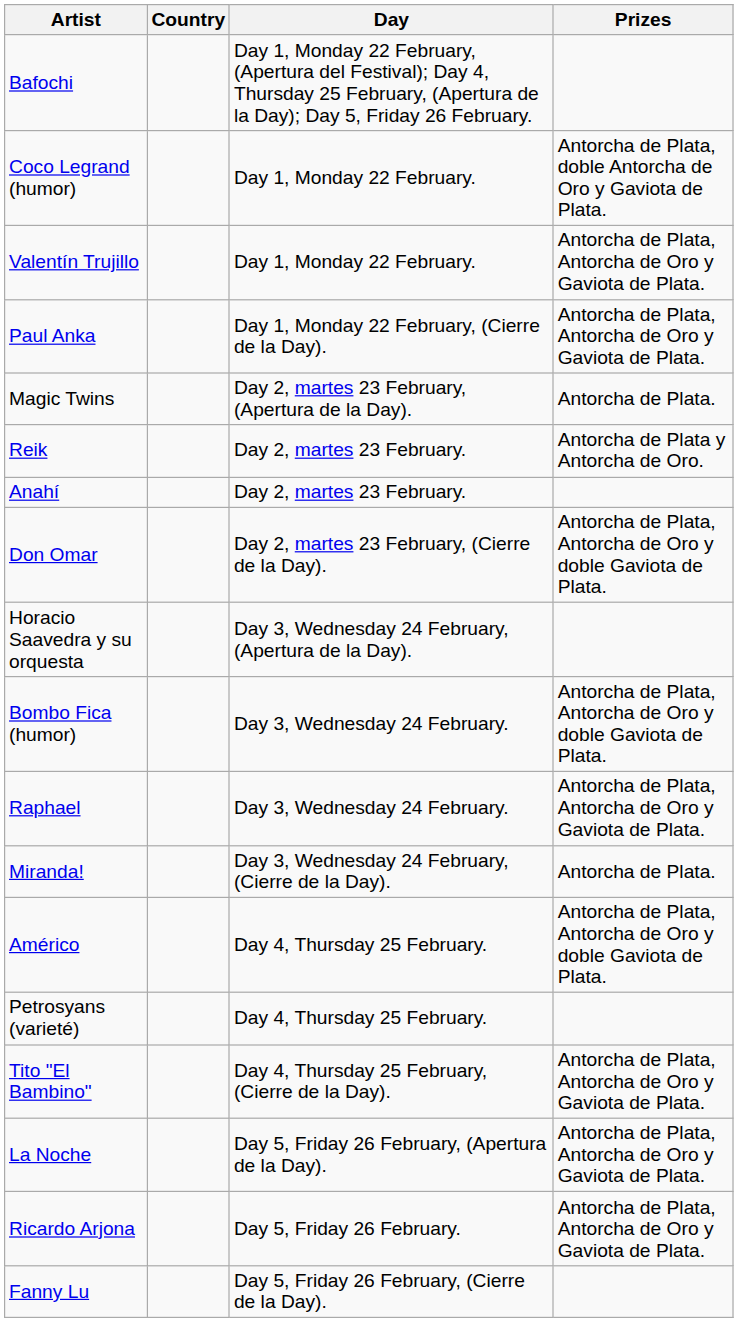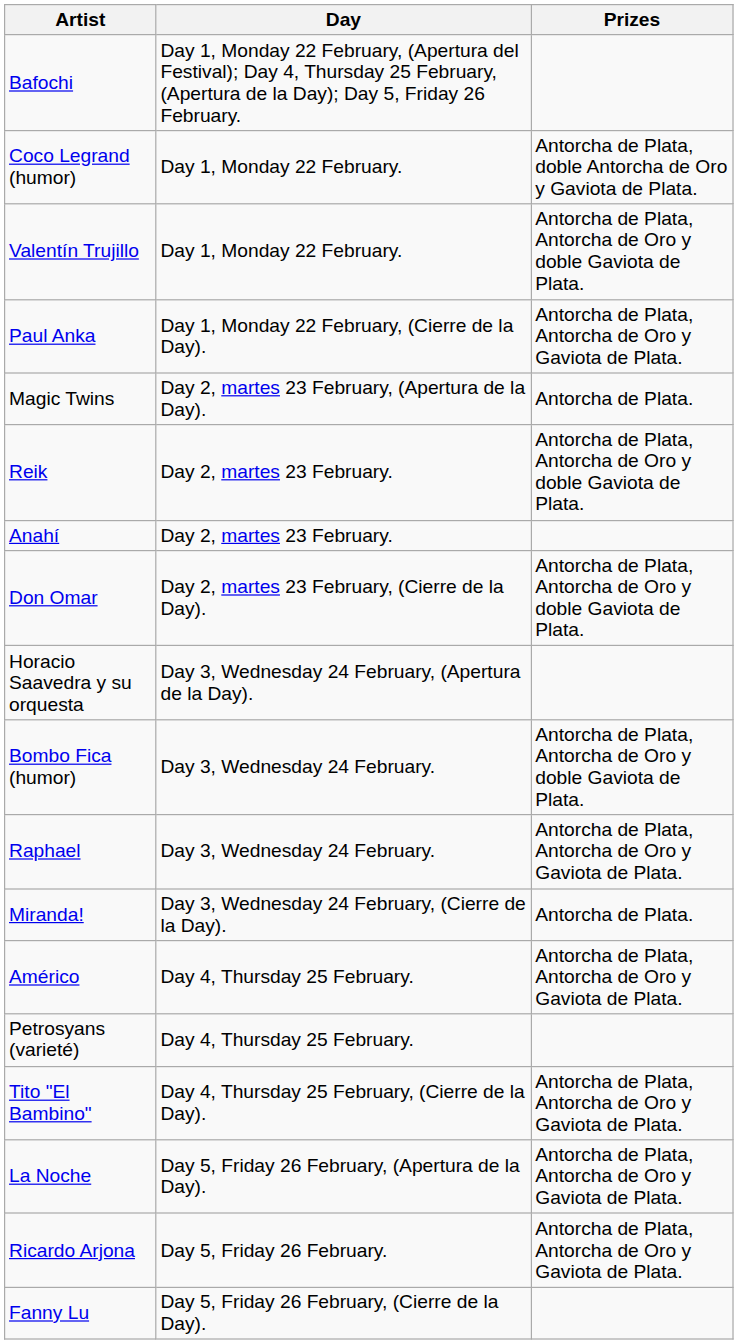- column: (188, 19)
(637, 262) Antorcha de Plata, Antorcha de Oro y Gaviota de Plata. -> (614, 251) Antorcha de Plata, Antorcha de Oro y doble Gaviota de Plata.
(641, 450) Antorcha de Plata y Antorcha de Oro. -> (614, 472) Antorcha de Plata, Antorcha de Oro y doble Gaviota de Plata.
(637, 944) Antorcha de Plata, Antorcha de Oro y doble Gaviota de Plata. -> (614, 977) Antorcha de Plata, Antorcha de Oro y Gaviota de Plata.
